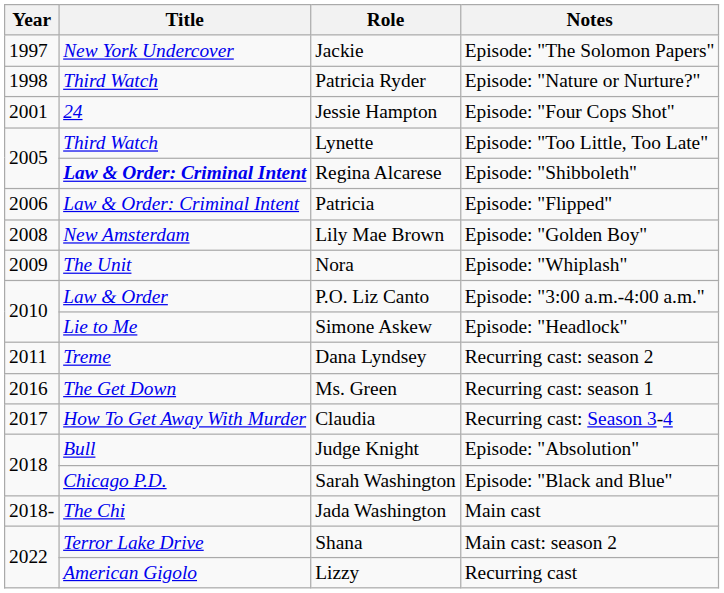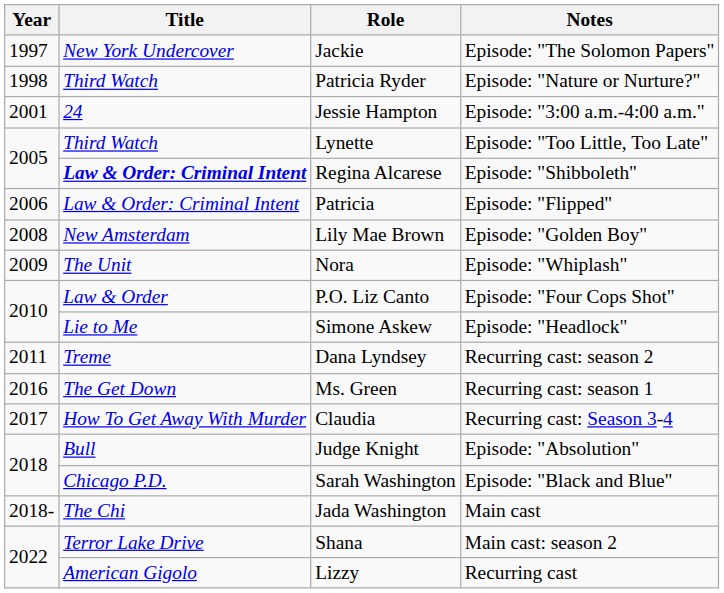(570, 111) Episode: "Four Cops Shot" -> (585, 111) Episode: "3:00 a.m.-4:00 a.m."
(585, 296) Episode: "3:00 a.m.-4:00 a.m." -> (570, 296) Episode: "Four Cops Shot"
